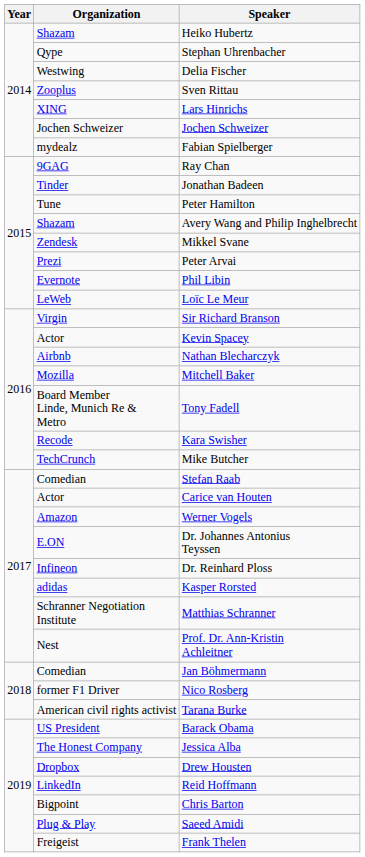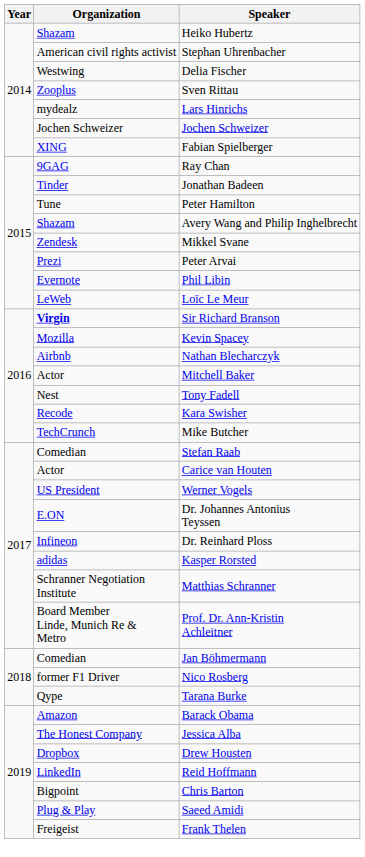(50, 52) Qype -> (106, 52) American civil rights activist
(52, 109) XING -> (57, 109) mydealz
(57, 147) mydealz -> (52, 147) XING
(52, 318) normal -> (53, 318) bold
(50, 337) Actor -> (55, 337) Mozilla
(55, 375) Mozilla -> (50, 375) Actor
(87, 408) Board Member Linde, Munich Re & Metro -> (48, 394) Nest
(57, 516) Amazon -> (68, 489) US President
(48, 645) Nest -> (87, 625) Board Member Linde, Munich Re & Metro
(106, 709) American civil rights activist -> (50, 696) Qype
(68, 728) US President -> (57, 715) Amazon
